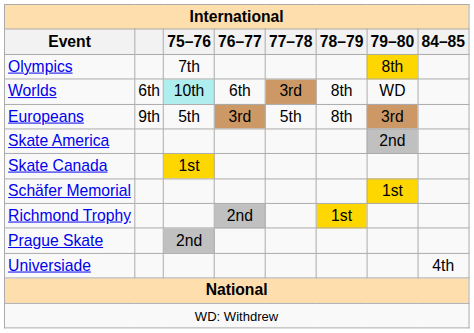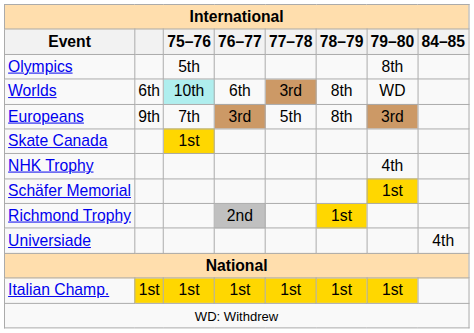(189, 66) 7th -> (189, 66) 5th
(392, 66) gold background -> (392, 66) no background
(189, 116) 5th -> (189, 116) 7th
- row: (59, 141)
+ row: (51, 166)
- row: (56, 240)
+ row: (59, 290)
